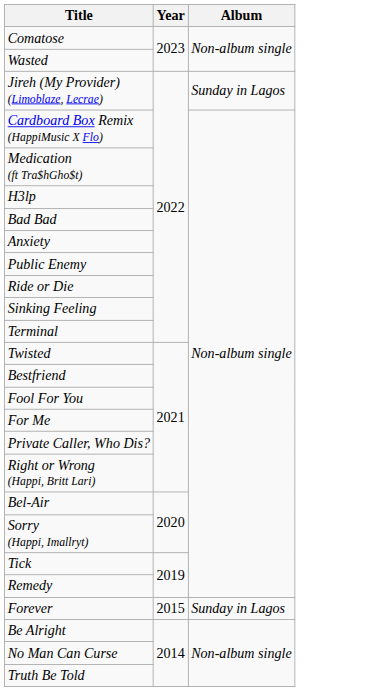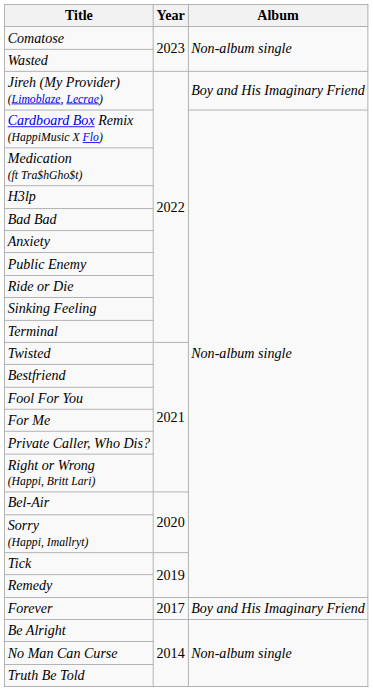(238, 90) Sunday in Lagos -> (278, 90) Boy and His Imaginary Friend
(171, 608) 2015 -> (171, 608) 2017
(238, 608) Sunday in Lagos -> (278, 608) Boy and His Imaginary Friend
